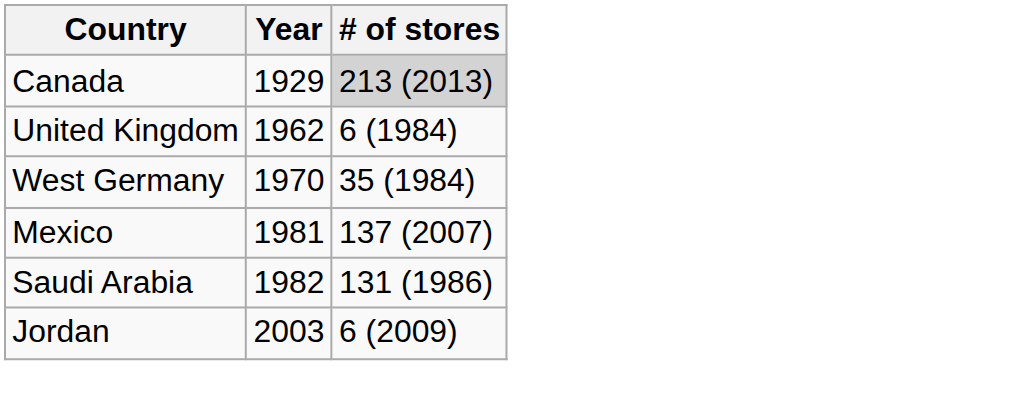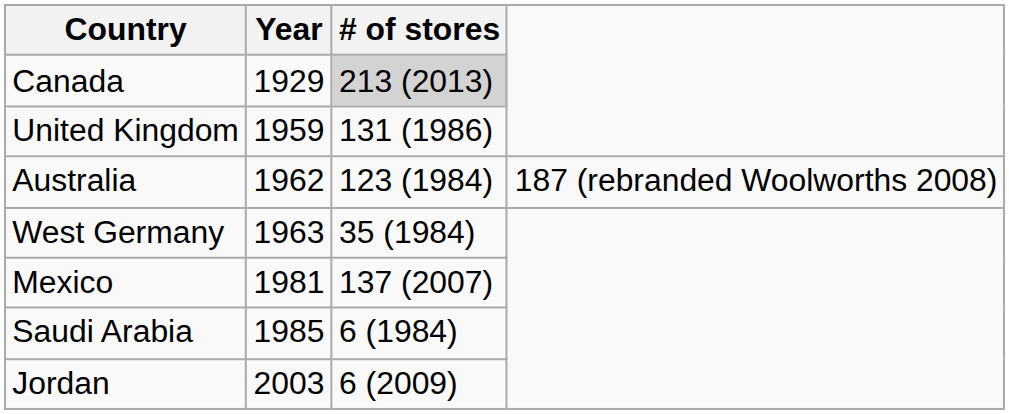(289, 130) 1962 -> (289, 130) 1959
(398, 130) 6 (1984) -> (416, 130) 131 (1986)
+ row: (74, 181)
(289, 181) 1970 -> (289, 231) 1963
(289, 282) 1982 -> (289, 332) 1985
(416, 282) 131 (1986) -> (398, 332) 6 (1984)
